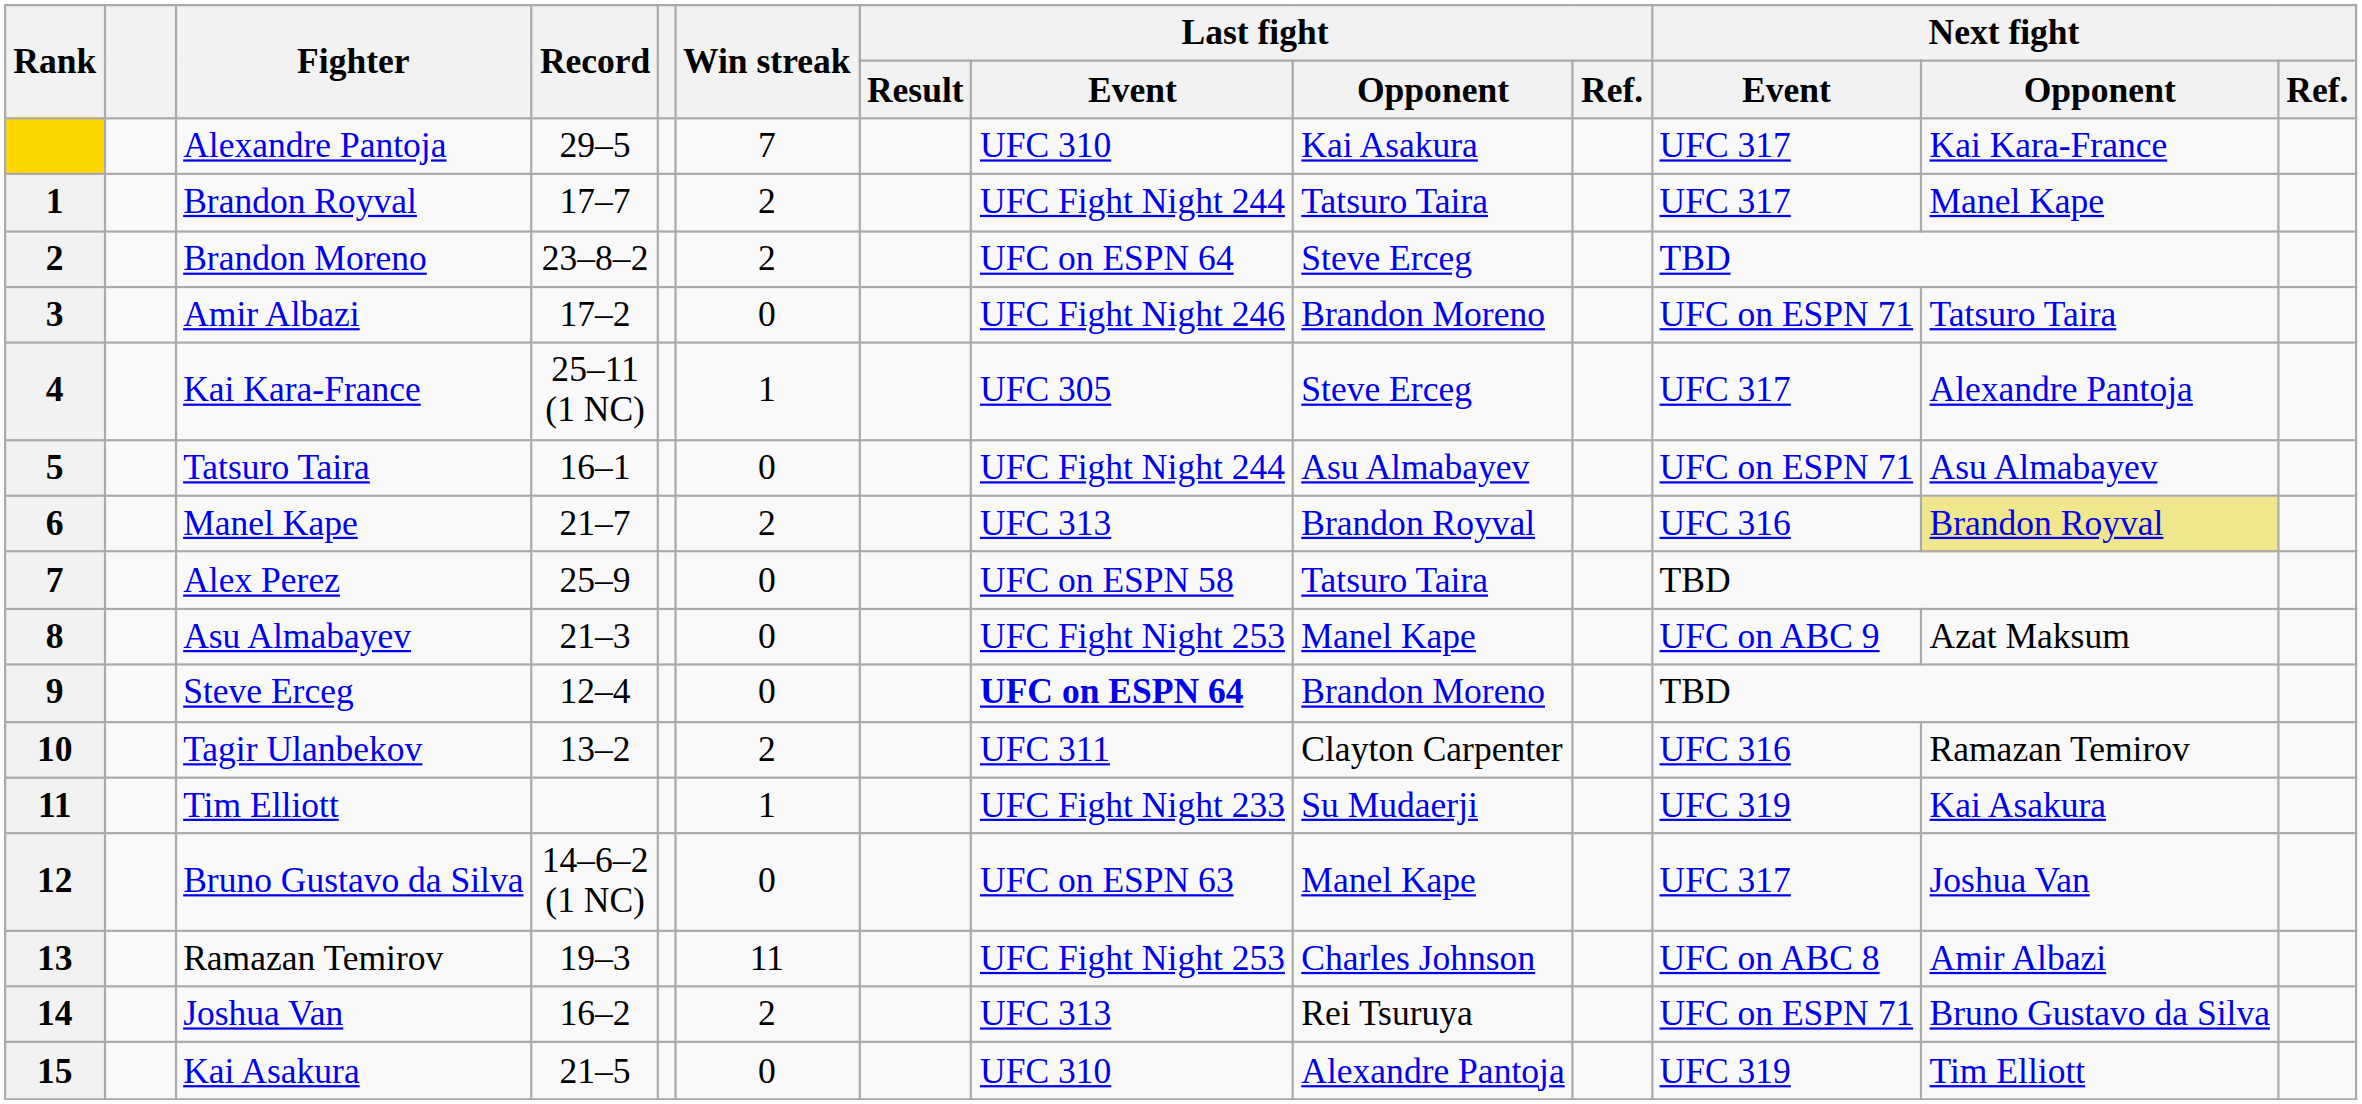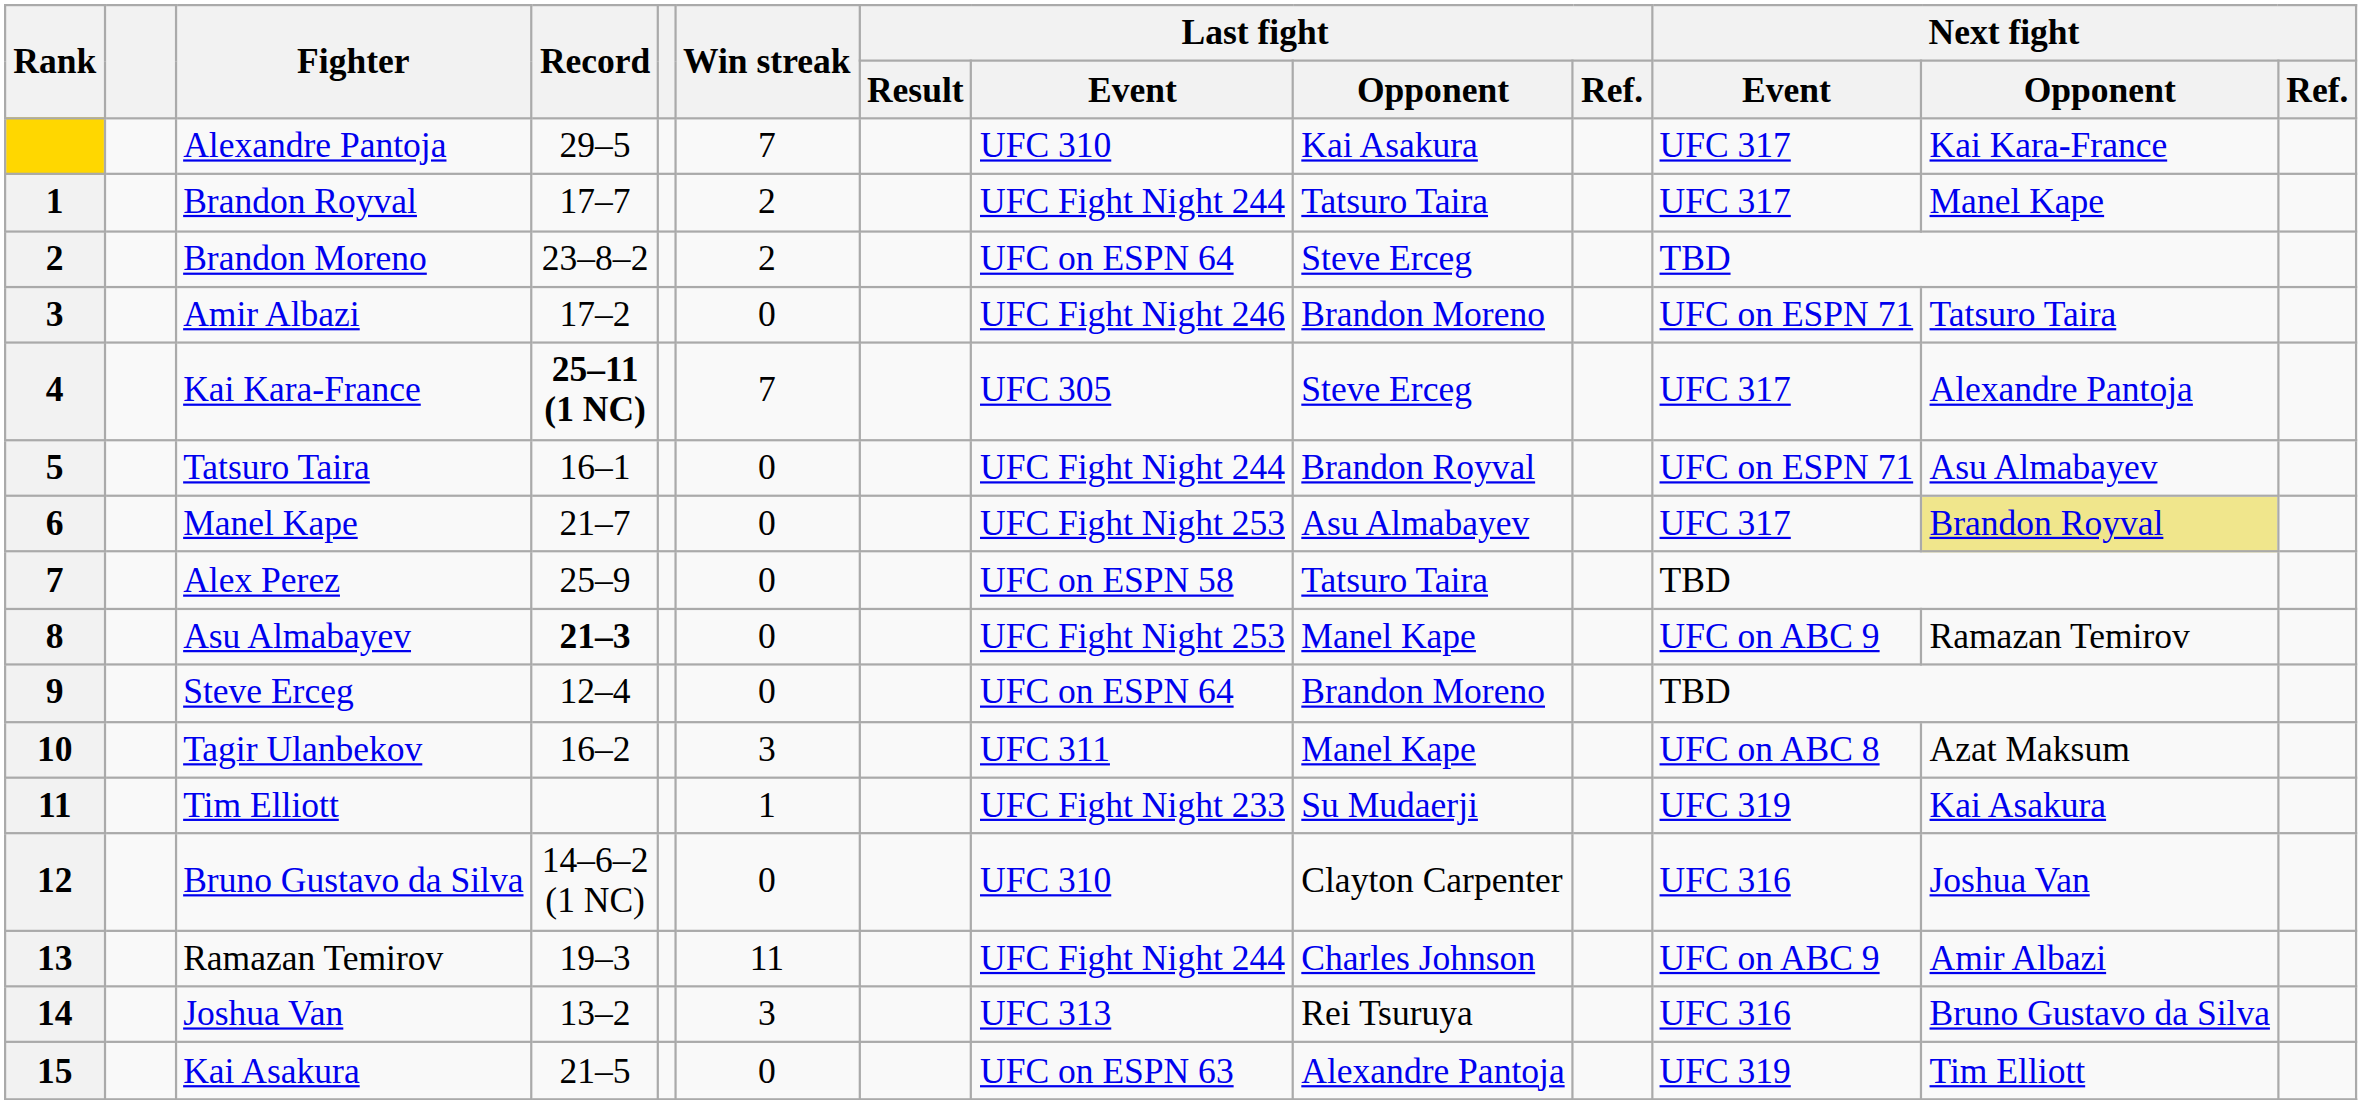(595, 390) normal -> (595, 390) bold
(767, 390) 1 -> (767, 390) 7
(1415, 466) Asu Almabayev -> (1418, 466) Brandon Royval
(767, 523) 2 -> (767, 523) 0
(1046, 523) UFC 313 -> (1132, 523) UFC Fight Night 253
(1418, 523) Brandon Royval -> (1415, 523) Asu Almabayev
(1725, 523) UFC 316 -> (1725, 523) UFC 317
(595, 635) normal -> (595, 635) bold
(2030, 635) Azat Maksum -> (2060, 635) Ramazan Temirov
(1112, 692) bold -> (1107, 692) normal
(595, 748) 13–2 -> (595, 748) 16–2
(767, 748) 2 -> (767, 748) 3
(1432, 748) Clayton Carpenter -> (1389, 748) Manel Kape
(1725, 748) UFC 316 -> (1770, 748) UFC on ABC 8
(2060, 748) Ramazan Temirov -> (2030, 748) Azat Maksum
(1107, 881) UFC on ESPN 63 -> (1046, 881) UFC 310
(1389, 881) Manel Kape -> (1432, 881) Clayton Carpenter
(1725, 881) UFC 317 -> (1725, 881) UFC 316
(1132, 957) UFC Fight Night 253 -> (1132, 957) UFC Fight Night 244
(1770, 957) UFC on ABC 8 -> (1770, 957) UFC on ABC 9
(595, 1013) 16–2 -> (595, 1013) 13–2
(767, 1013) 2 -> (767, 1013) 3
(1786, 1013) UFC on ESPN 71 -> (1725, 1013) UFC 316
(1046, 1070) UFC 310 -> (1107, 1070) UFC on ESPN 63
